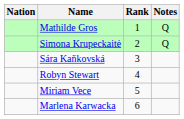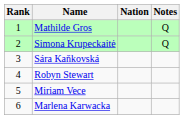columns swapped: (137, 12) <-> (21, 12)
